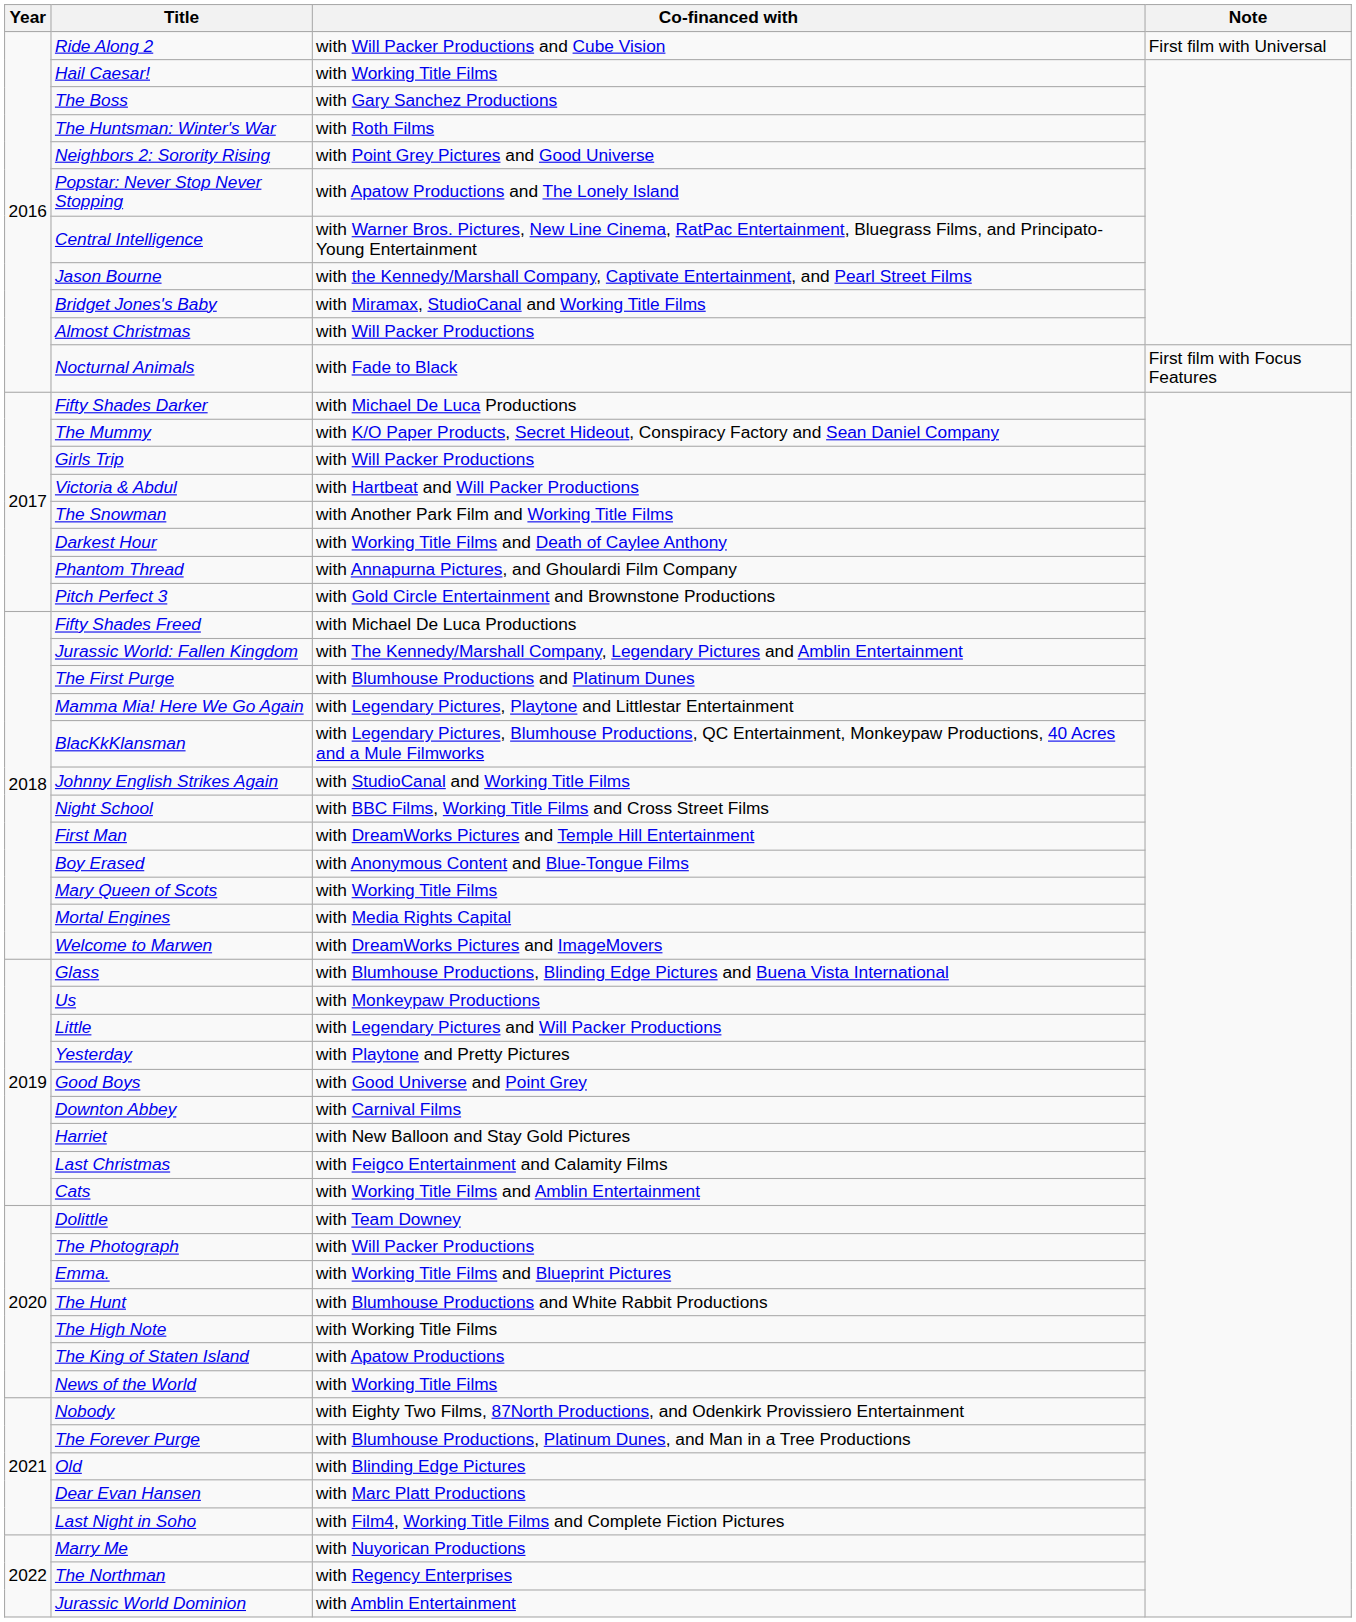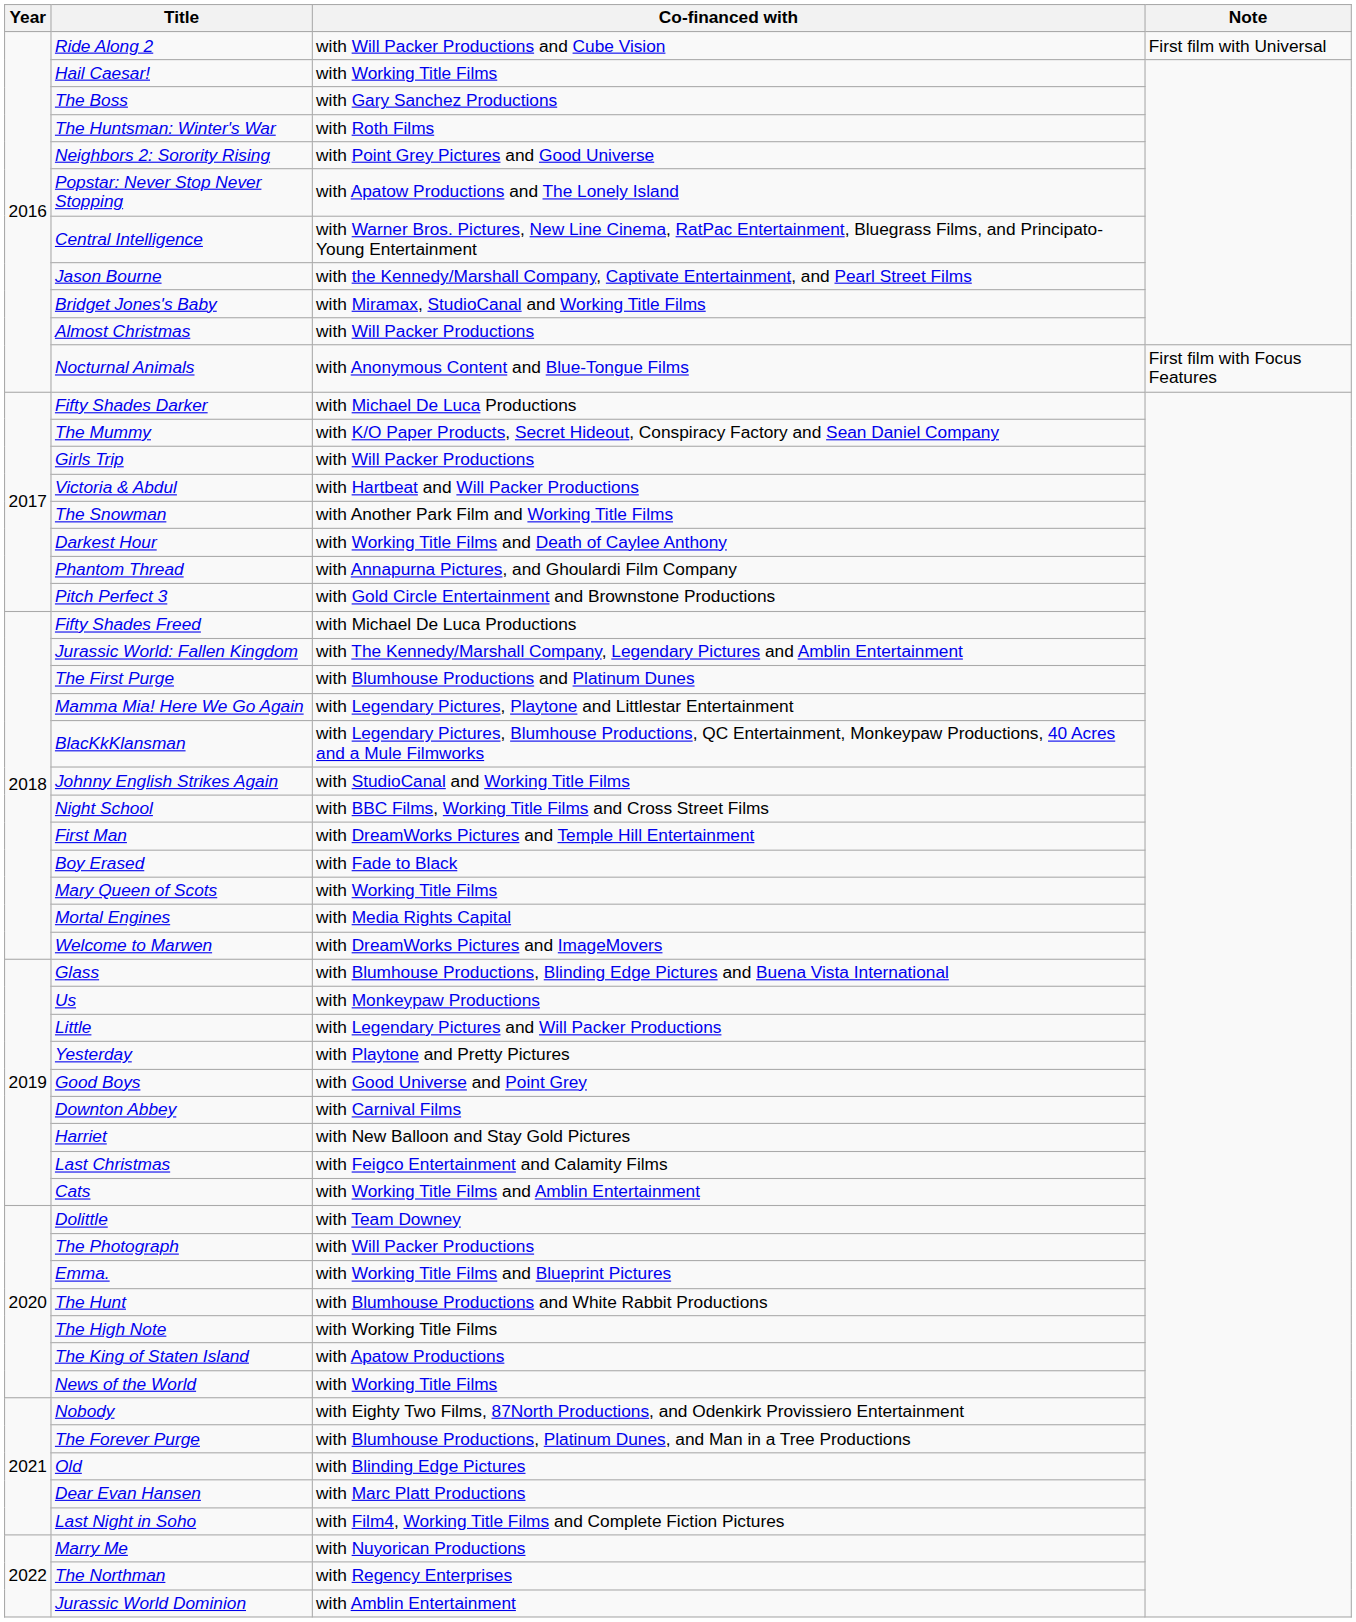(387, 368) with Fade to Black -> (502, 368) with Anonymous Content and Blue-Tongue Films
(502, 863) with Anonymous Content and Blue-Tongue Films -> (387, 863) with Fade to Black
